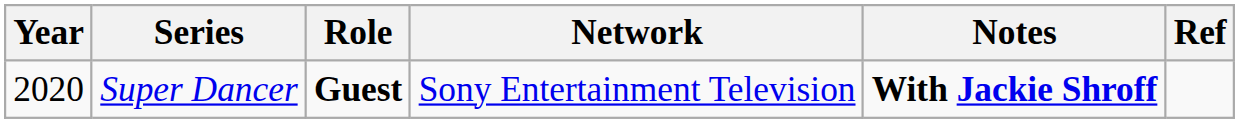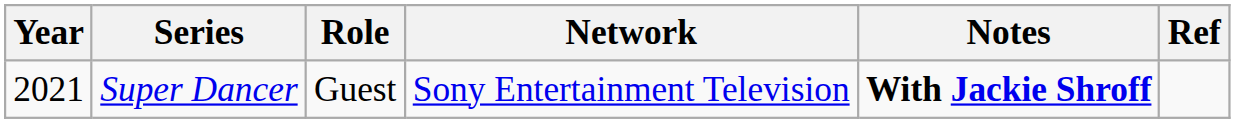(49, 88) 2020 -> (49, 88) 2021
(358, 88) bold -> (355, 88) normal
